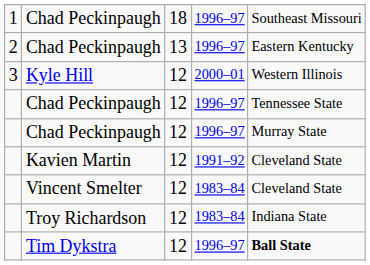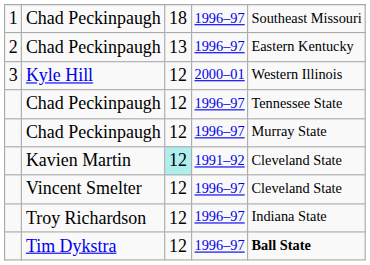(178, 160) no background -> (178, 160) paleturquoise background
(220, 189) 1983–84 -> (220, 189) 1996–97
(220, 217) 1983–84 -> (220, 217) 1996–97
